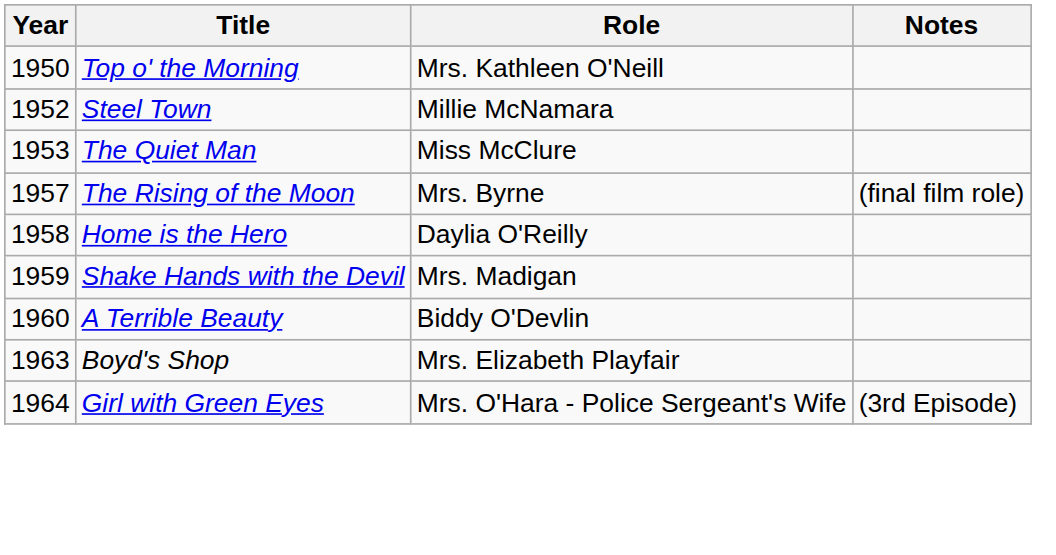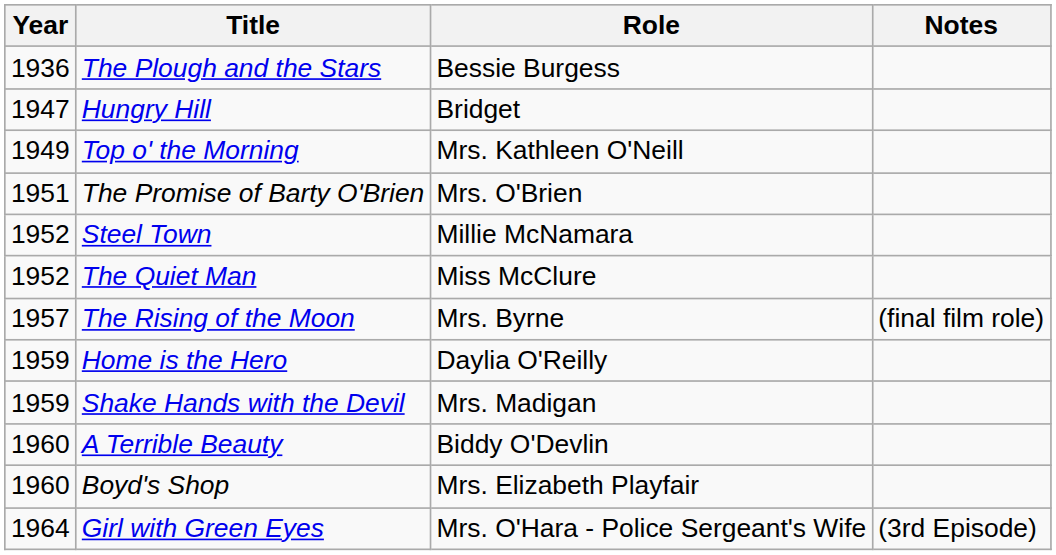+ row: (232, 67)
+ row: (146, 109)
(40, 67) 1950 -> (40, 151) 1949
+ row: (253, 192)
(40, 151) 1953 -> (40, 276) 1952
(40, 234) 1958 -> (40, 360) 1959
(40, 360) 1963 -> (40, 485) 1960
